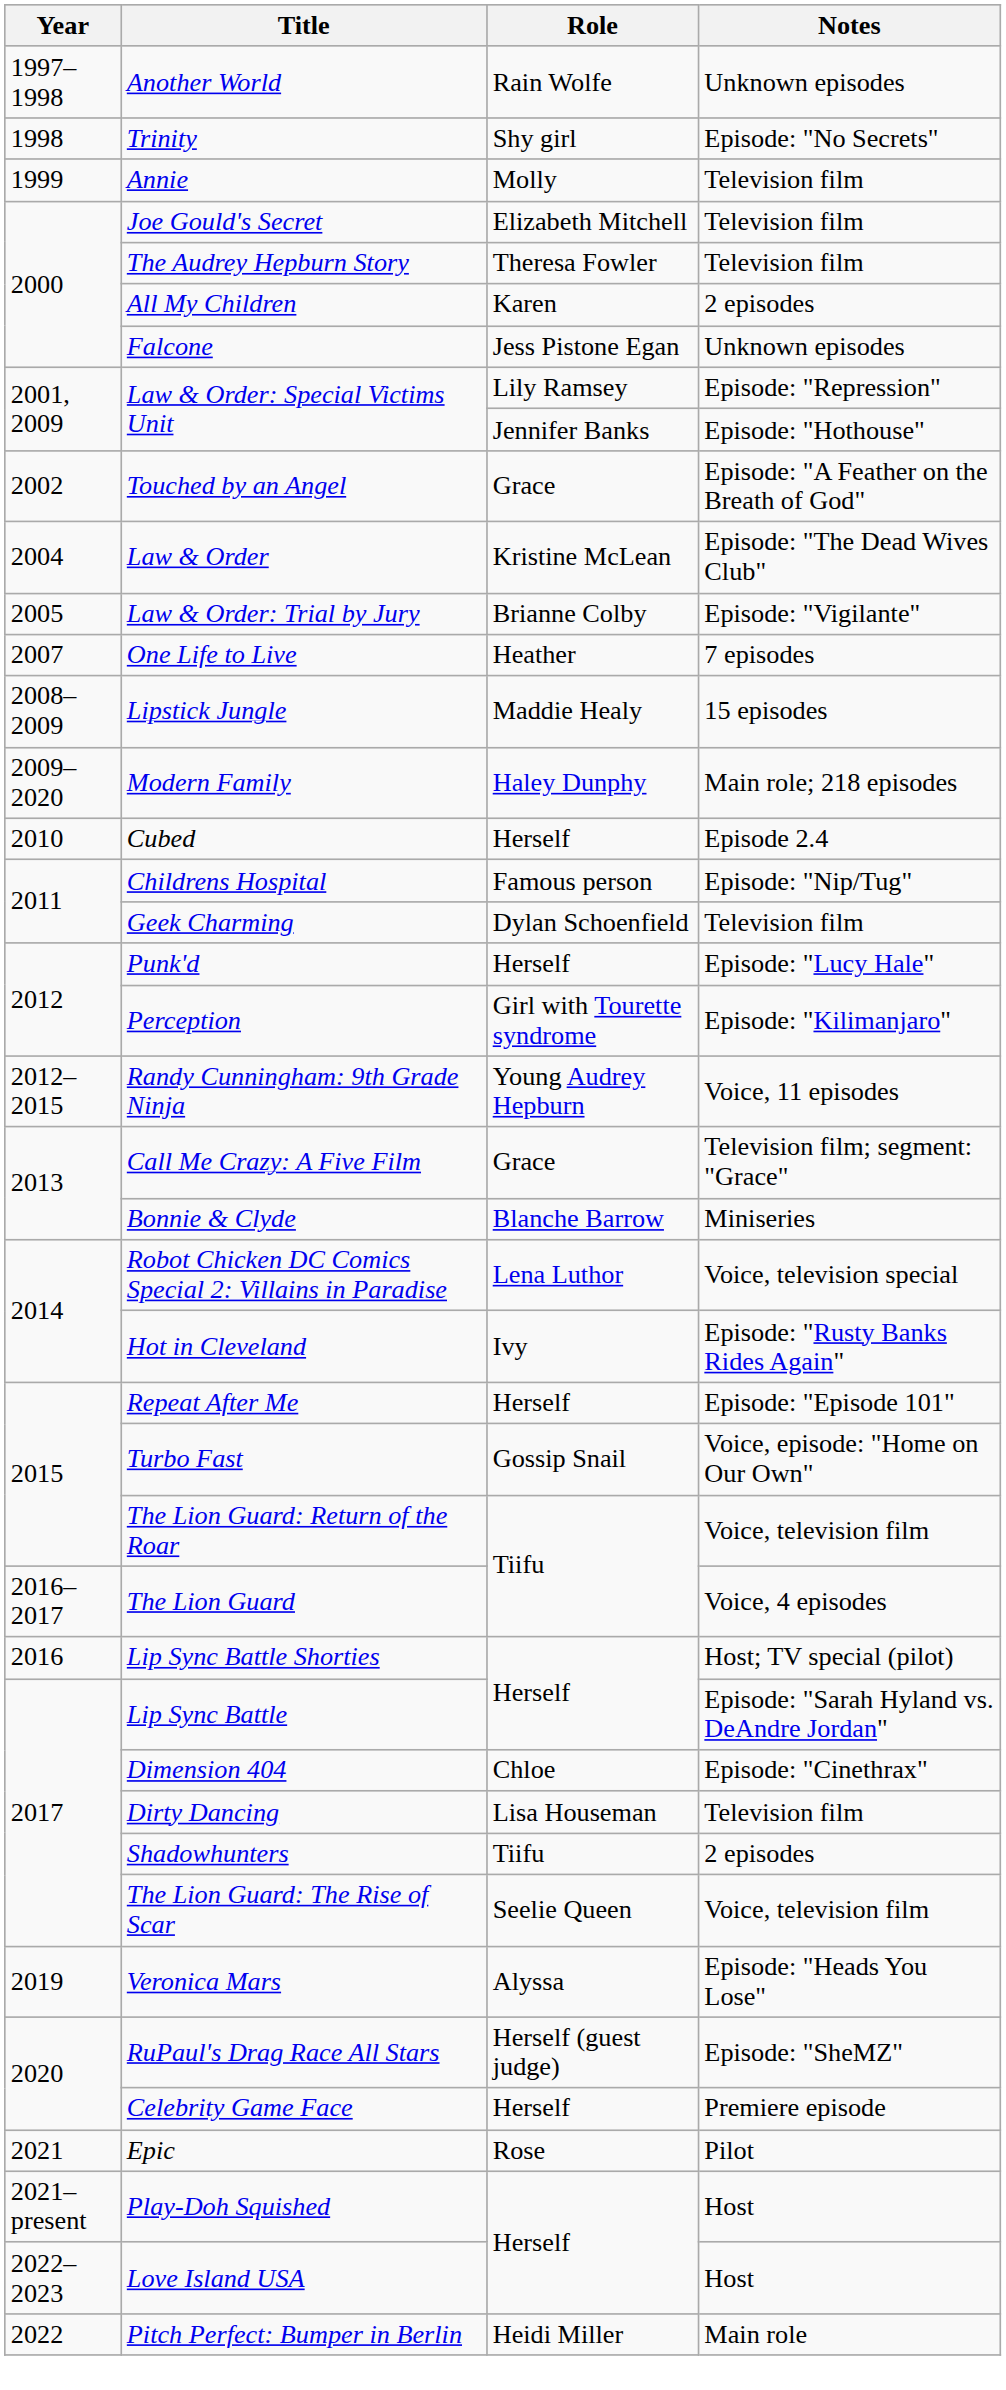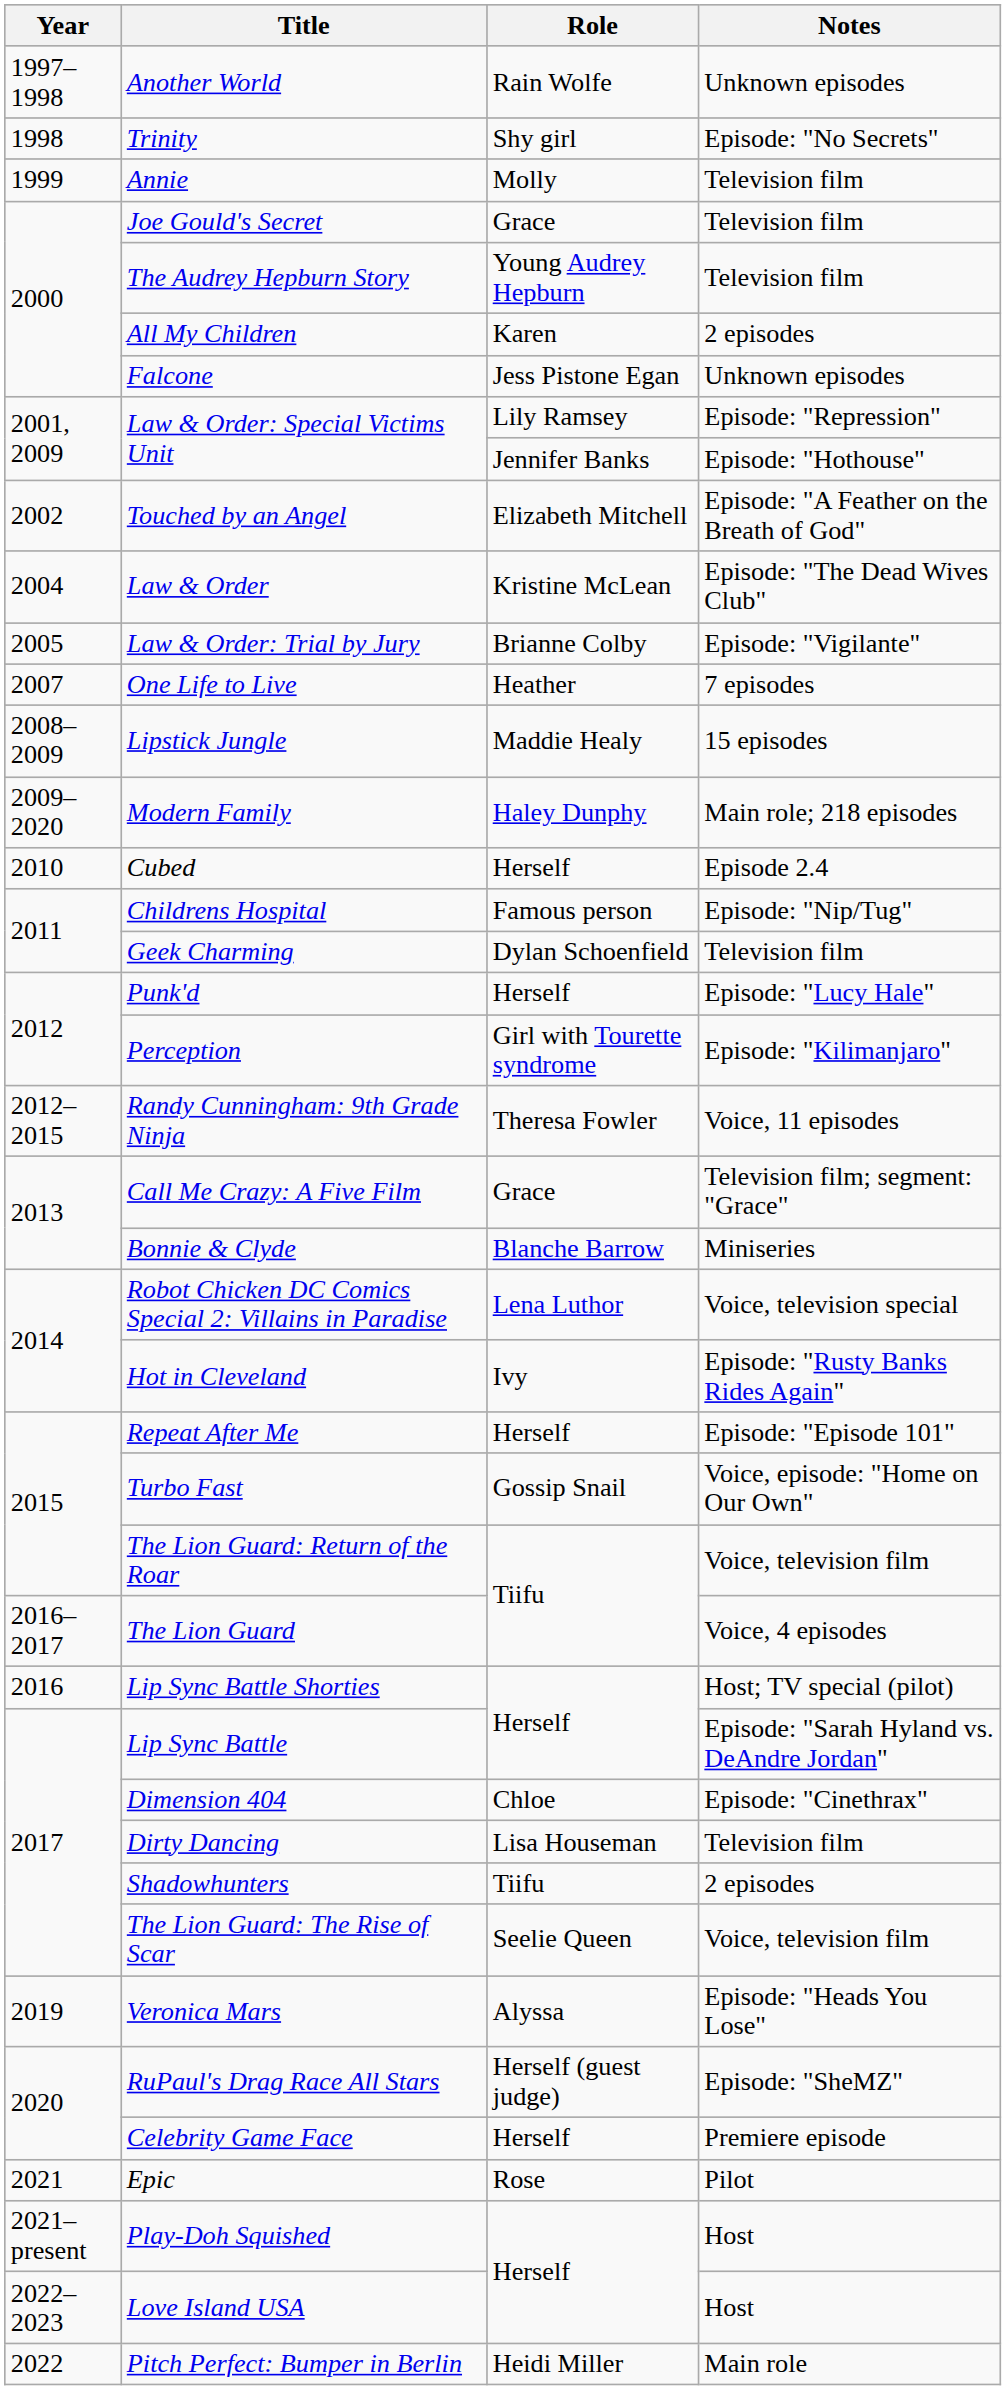(590, 221) Elizabeth Mitchell -> (524, 221) Grace
(575, 262) Theresa Fowler -> (569, 277) Young Audrey Hepburn
(524, 485) Grace -> (590, 515) Elizabeth Mitchell
(569, 1091) Young Audrey Hepburn -> (575, 1120) Theresa Fowler
